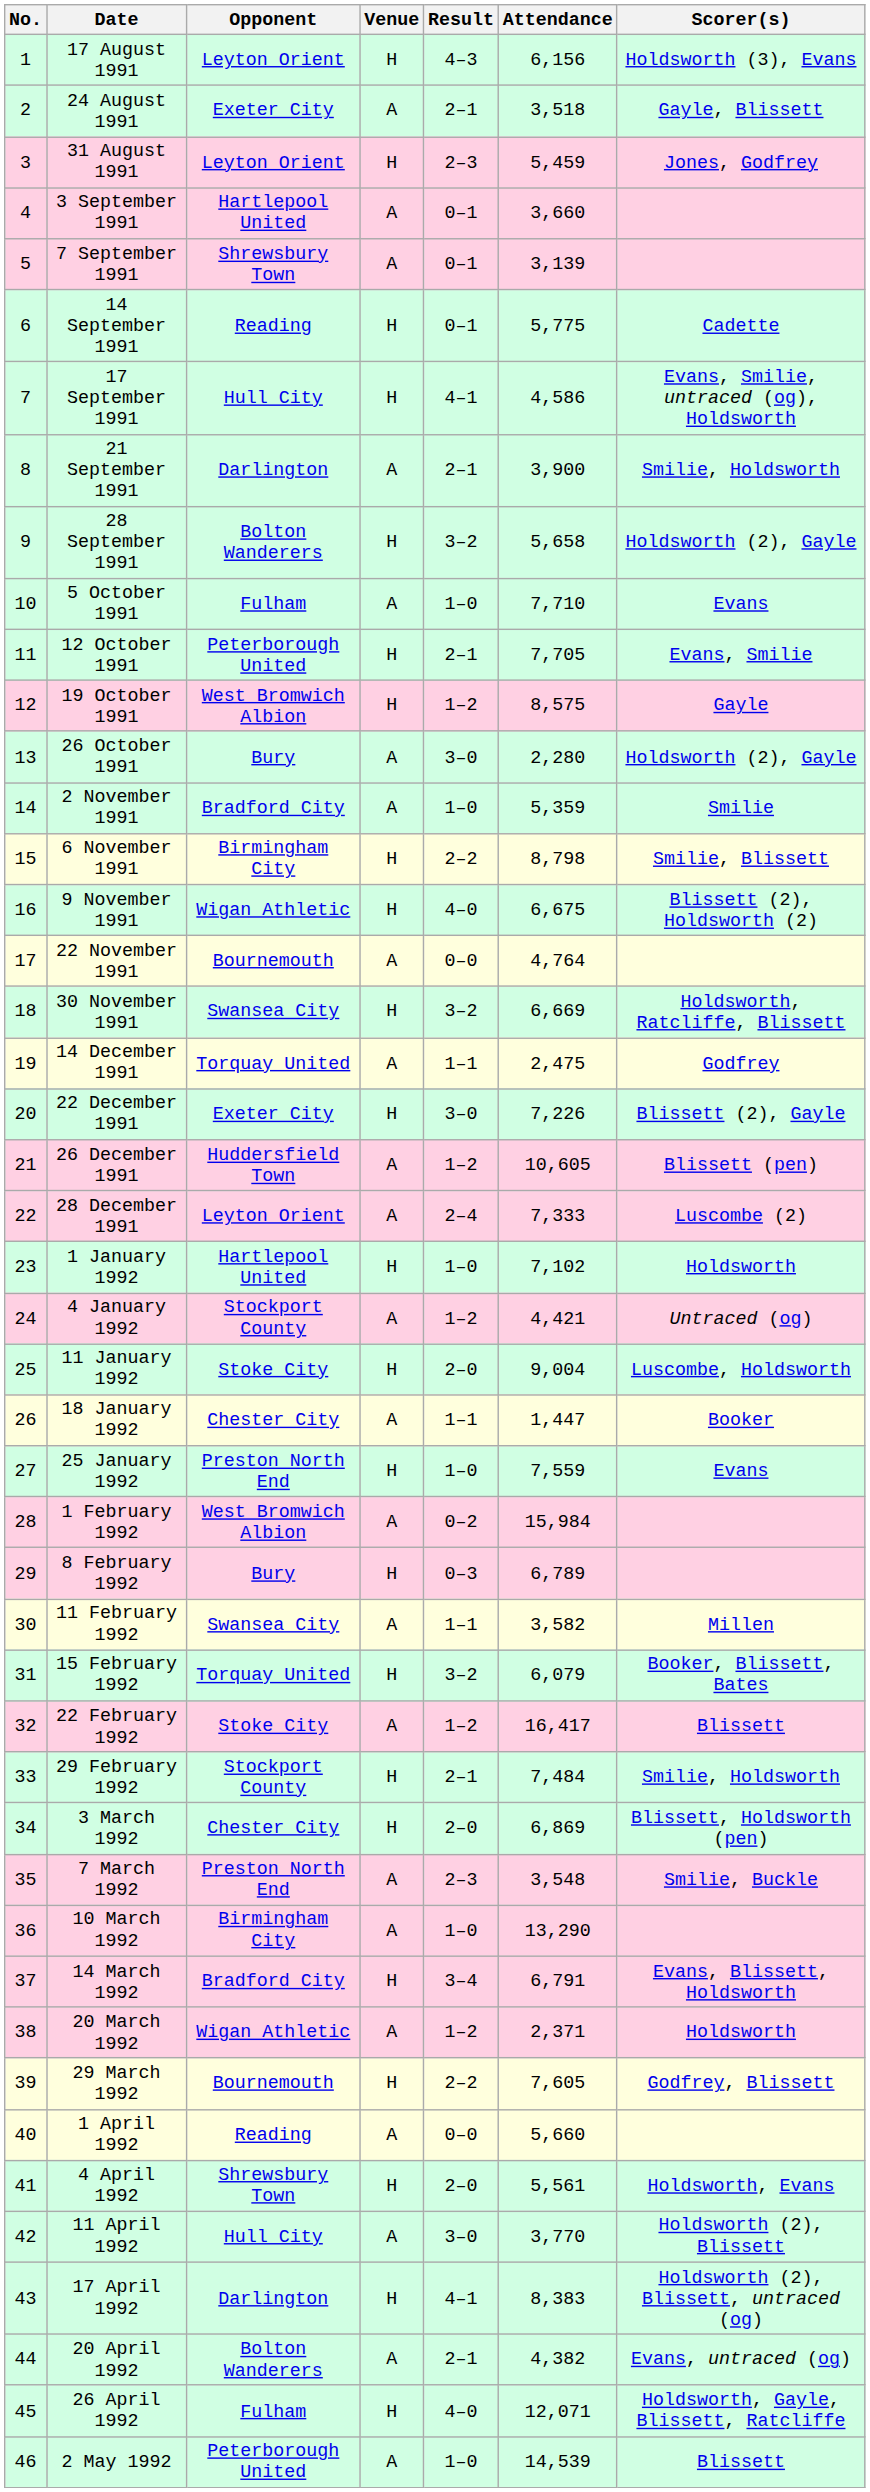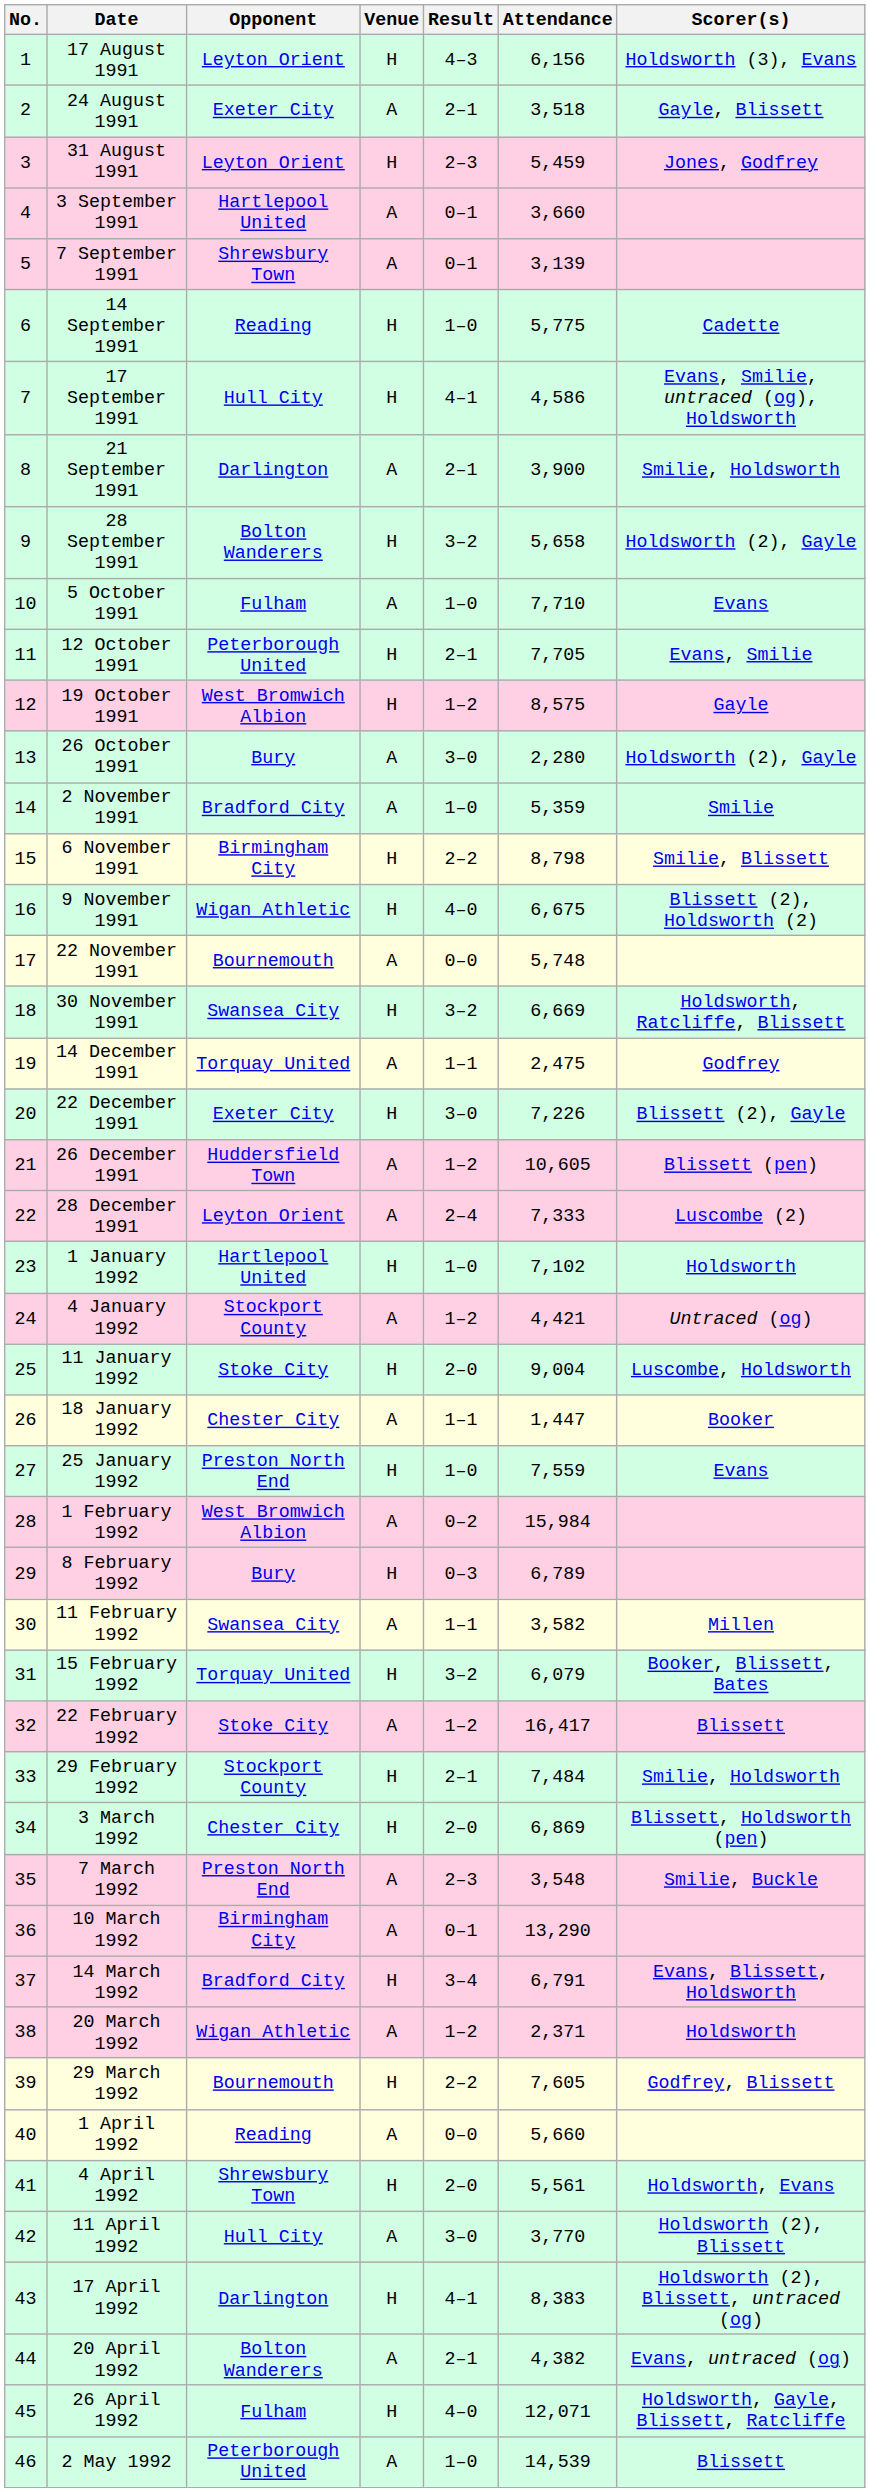(461, 326) 0–1 -> (461, 326) 1–0
(558, 961) 4,764 -> (558, 961) 5,748
(461, 1931) 1–0 -> (461, 1931) 0–1
